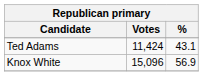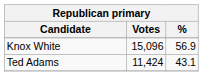rows swapped: (34, 63) <-> (33, 46)
